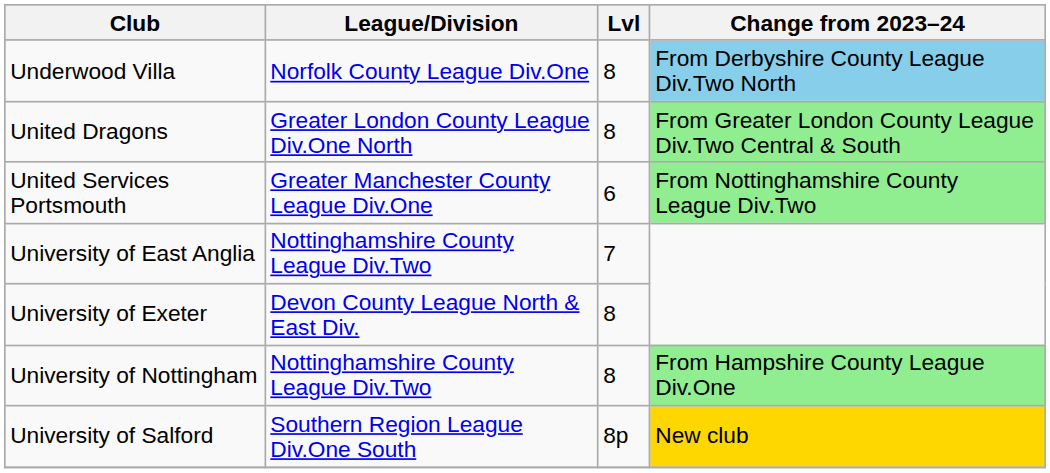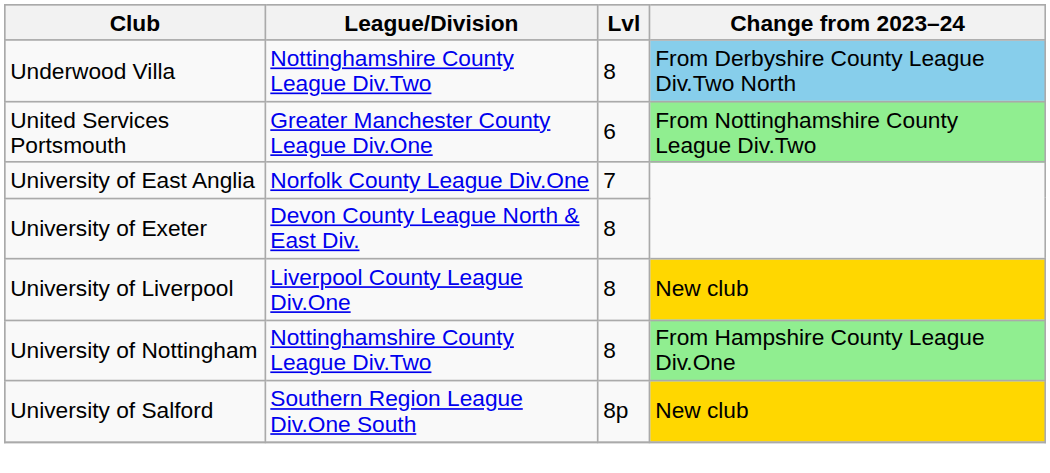(430, 71) Norfolk County League Div.One -> (392, 71) Nottinghamshire County League Div.Two
- row: (89, 132)
(392, 253) Nottinghamshire County League Div.Two -> (430, 180) Norfolk County League Div.One
+ row: (122, 289)
